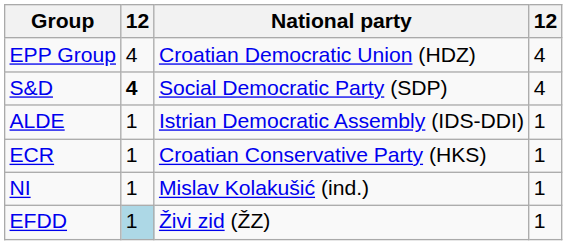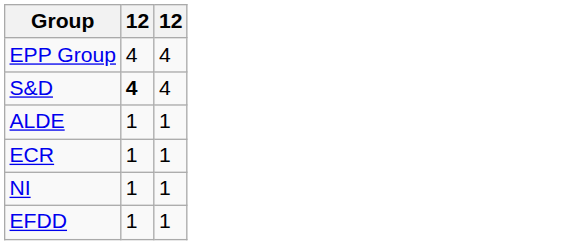- column: (341, 21)
(132, 222) lightblue background -> (132, 222) no background
